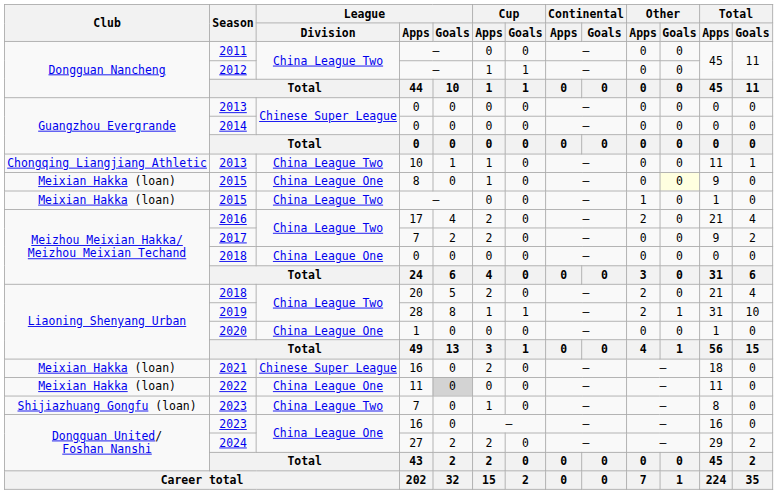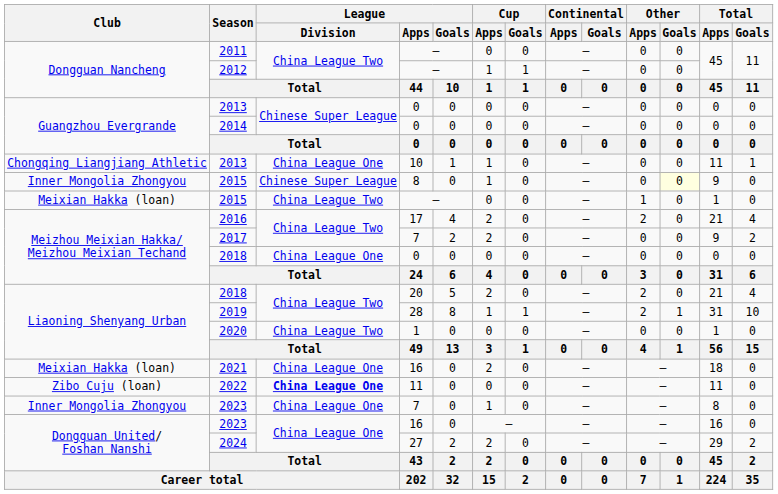(328, 163) China League Two -> (328, 163) China League One
(107, 182) Meixian Hakka (loan) -> (107, 182) Inner Mongolia Zhongyou
(328, 182) China League One -> (328, 182) Chinese Super League
(328, 331) China League One -> (328, 331) China League Two
(328, 368) Chinese Super League -> (328, 368) China League One
(107, 387) Meixian Hakka (loan) -> (107, 387) Zibo Cuju (loan)
(328, 387) normal -> (328, 387) bold
(453, 387) lightgrey background -> (453, 387) no background
(107, 405) Shijiazhuang Gongfu (loan) -> (107, 405) Inner Mongolia Zhongyou
(328, 405) China League Two -> (328, 405) China League One
